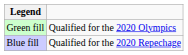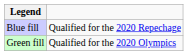rows swapped: (25, 27) <-> (23, 43)
